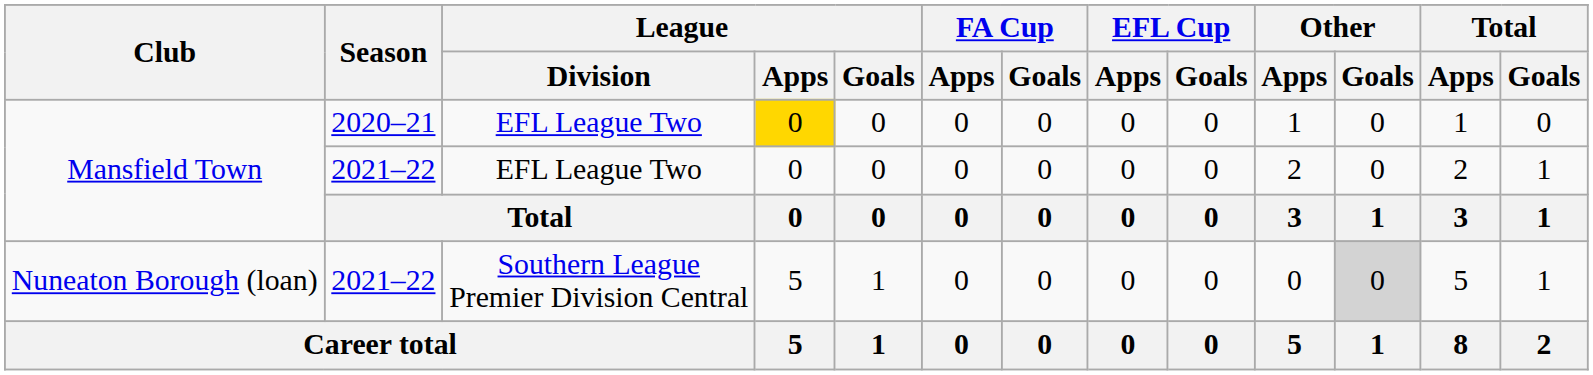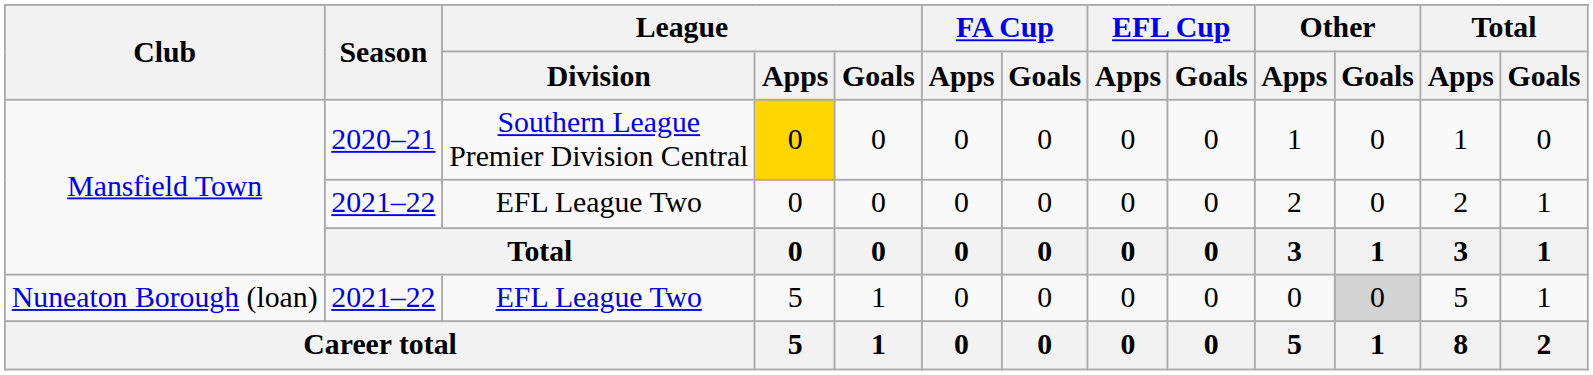(599, 122) EFL League Two -> (599, 139) Southern League Premier Division Central
(599, 280) Southern League Premier Division Central -> (599, 297) EFL League Two
